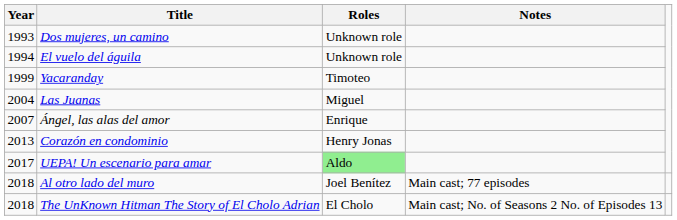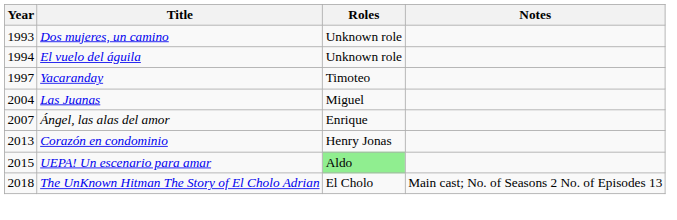(21, 78) 1999 -> (21, 78) 1997
(21, 162) 2017 -> (21, 162) 2015
- row: (97, 183)
